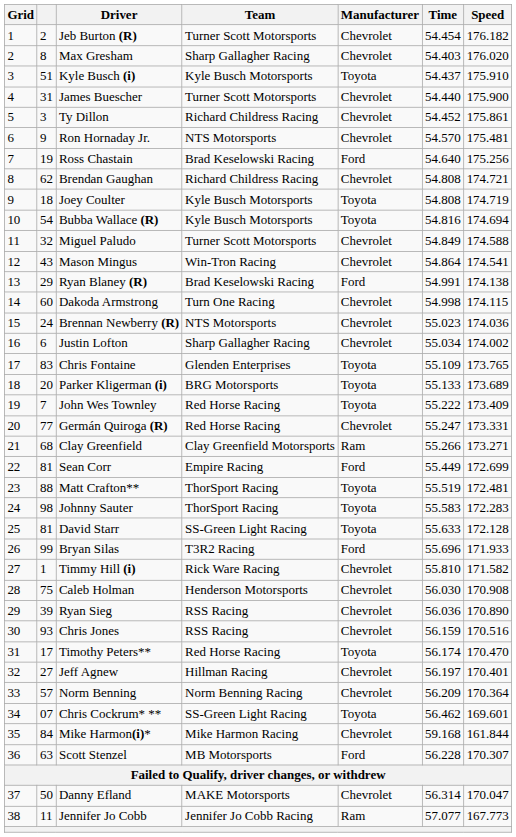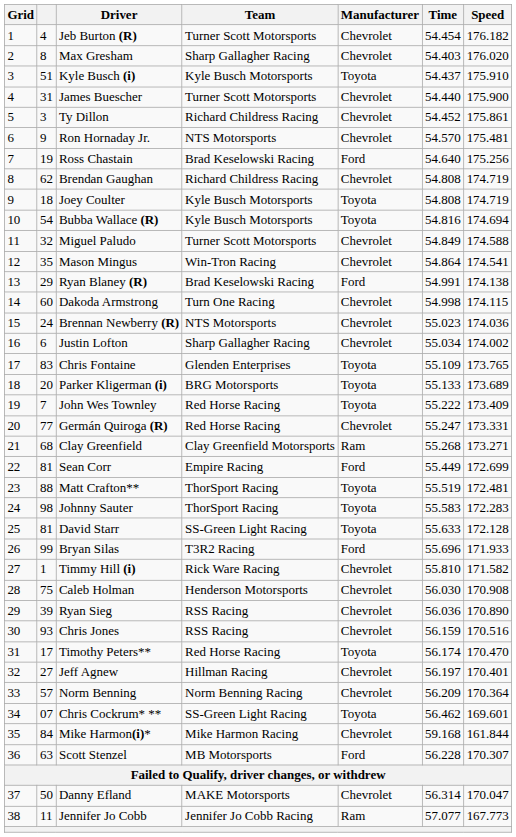(43, 35) 2 -> (43, 35) 4
(488, 179) 174.721 -> (488, 179) 174.719
(46, 261) 43 -> (46, 261) 35
(443, 446) 55.266 -> (443, 446) 55.268
